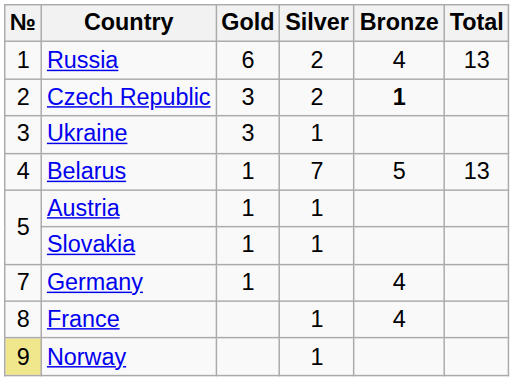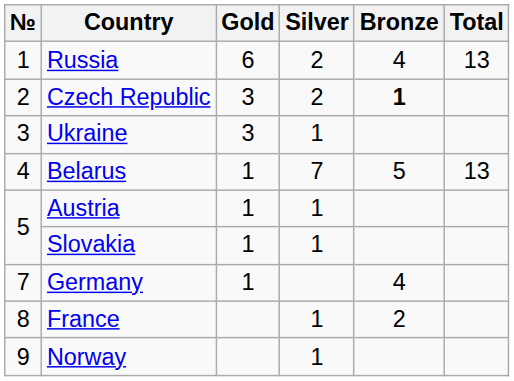(399, 319) 4 -> (399, 319) 2
(23, 356) khaki background -> (23, 356) no background
